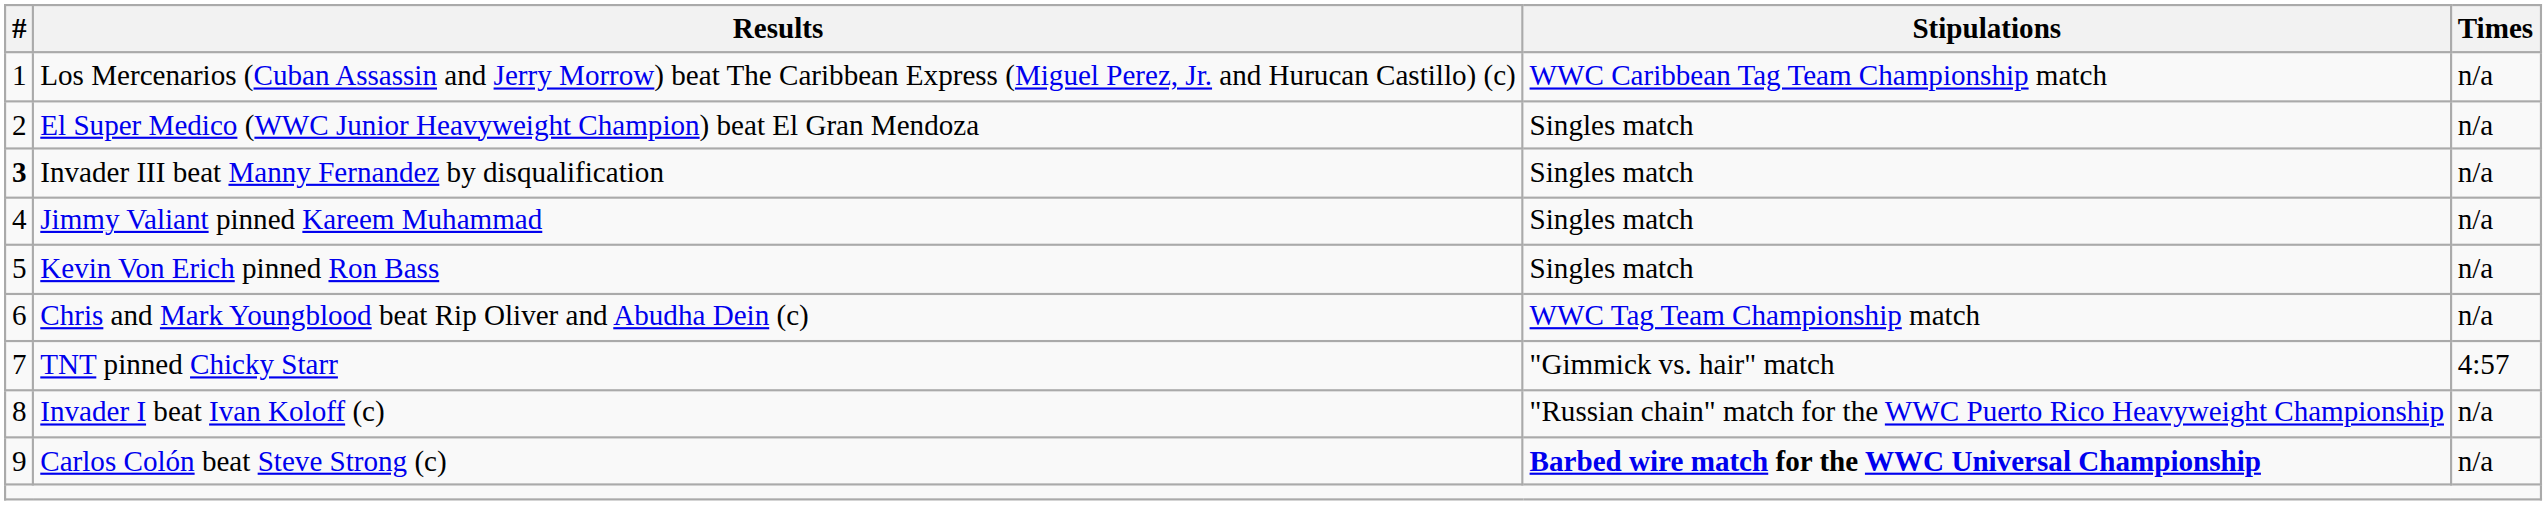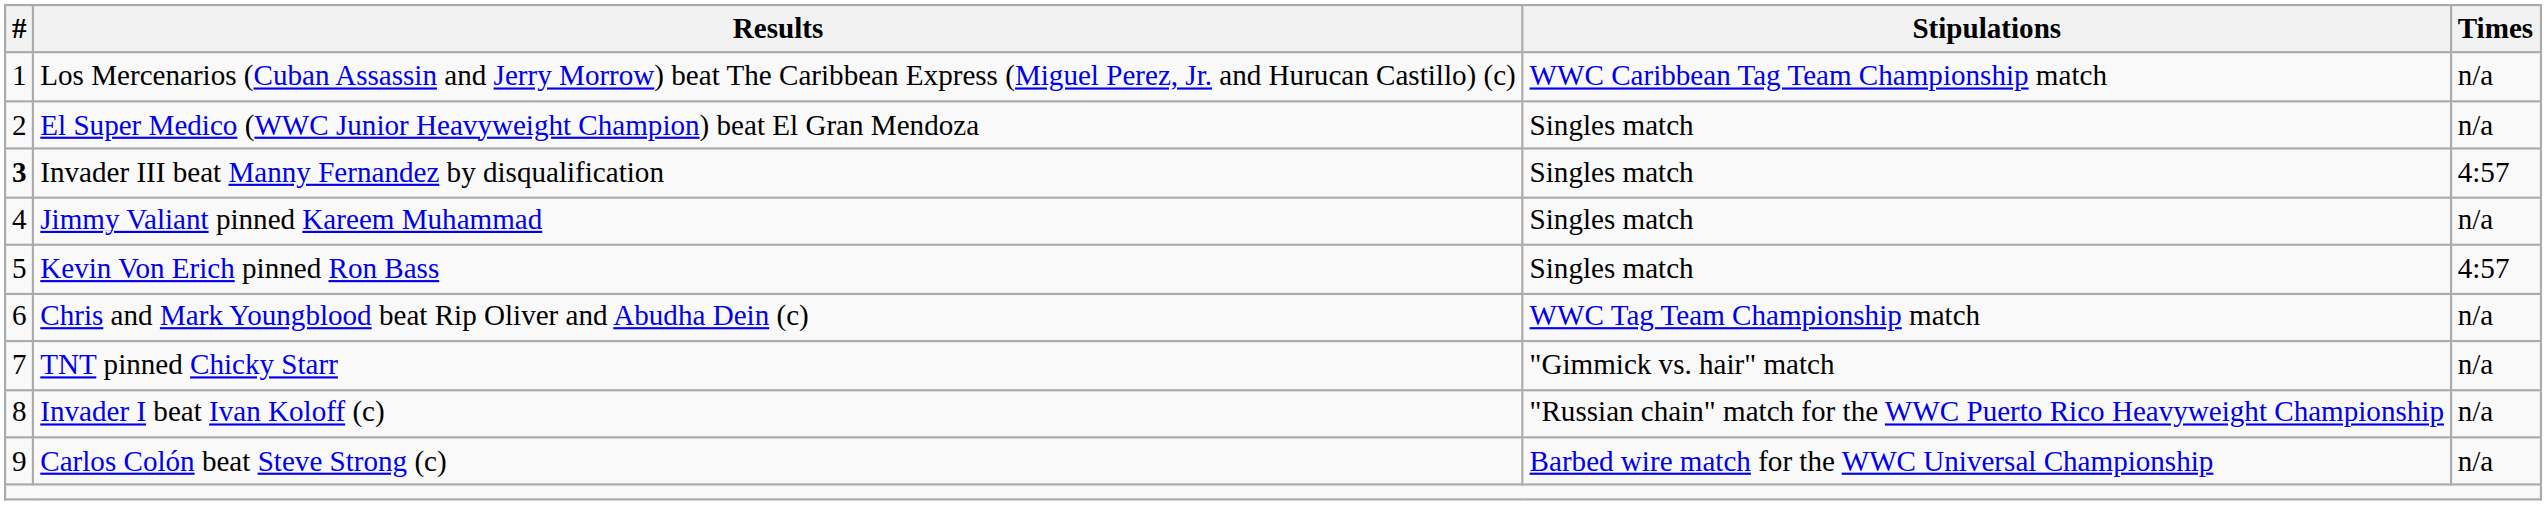(2476, 172) n/a -> (2484, 172) 4:57
(2476, 268) n/a -> (2484, 268) 4:57
(2484, 364) 4:57 -> (2476, 364) n/a
(1895, 460) bold -> (1871, 460) normal
